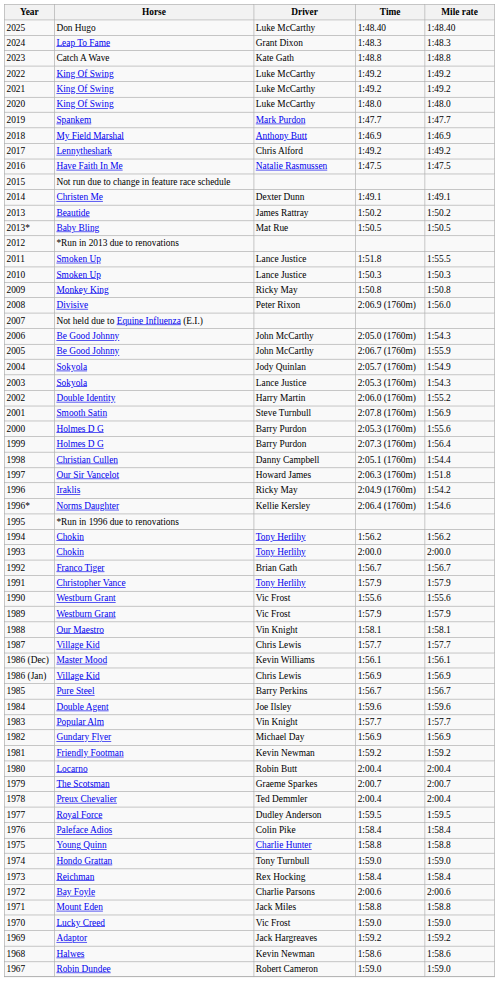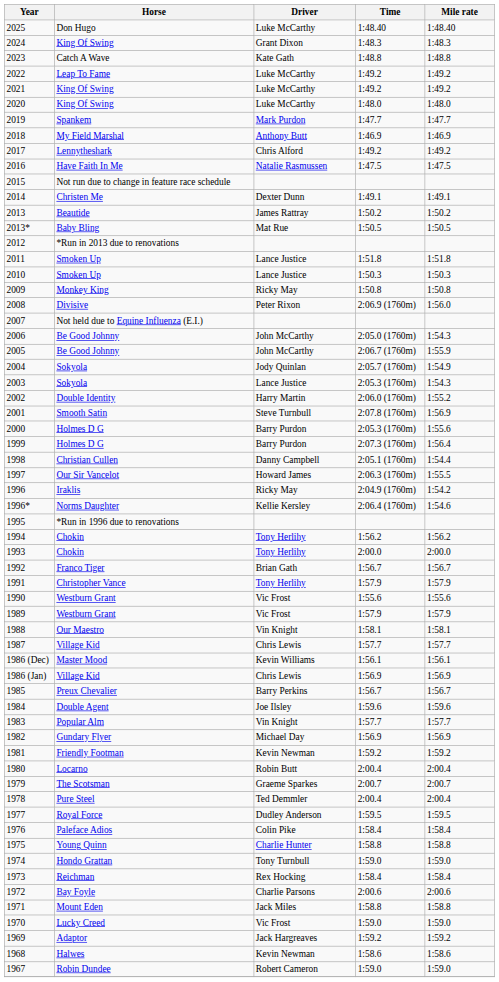(83, 43) Leap To Fame -> (85, 43) King Of Swing
(85, 74) King Of Swing -> (83, 74) Leap To Fame
(439, 259) 1:55.5 -> (439, 259) 1:51.8
(439, 475) 1:51.8 -> (439, 475) 1:55.5
(76, 691) Pure Steel -> (87, 691) Preux Chevalier
(87, 799) Preux Chevalier -> (76, 799) Pure Steel
